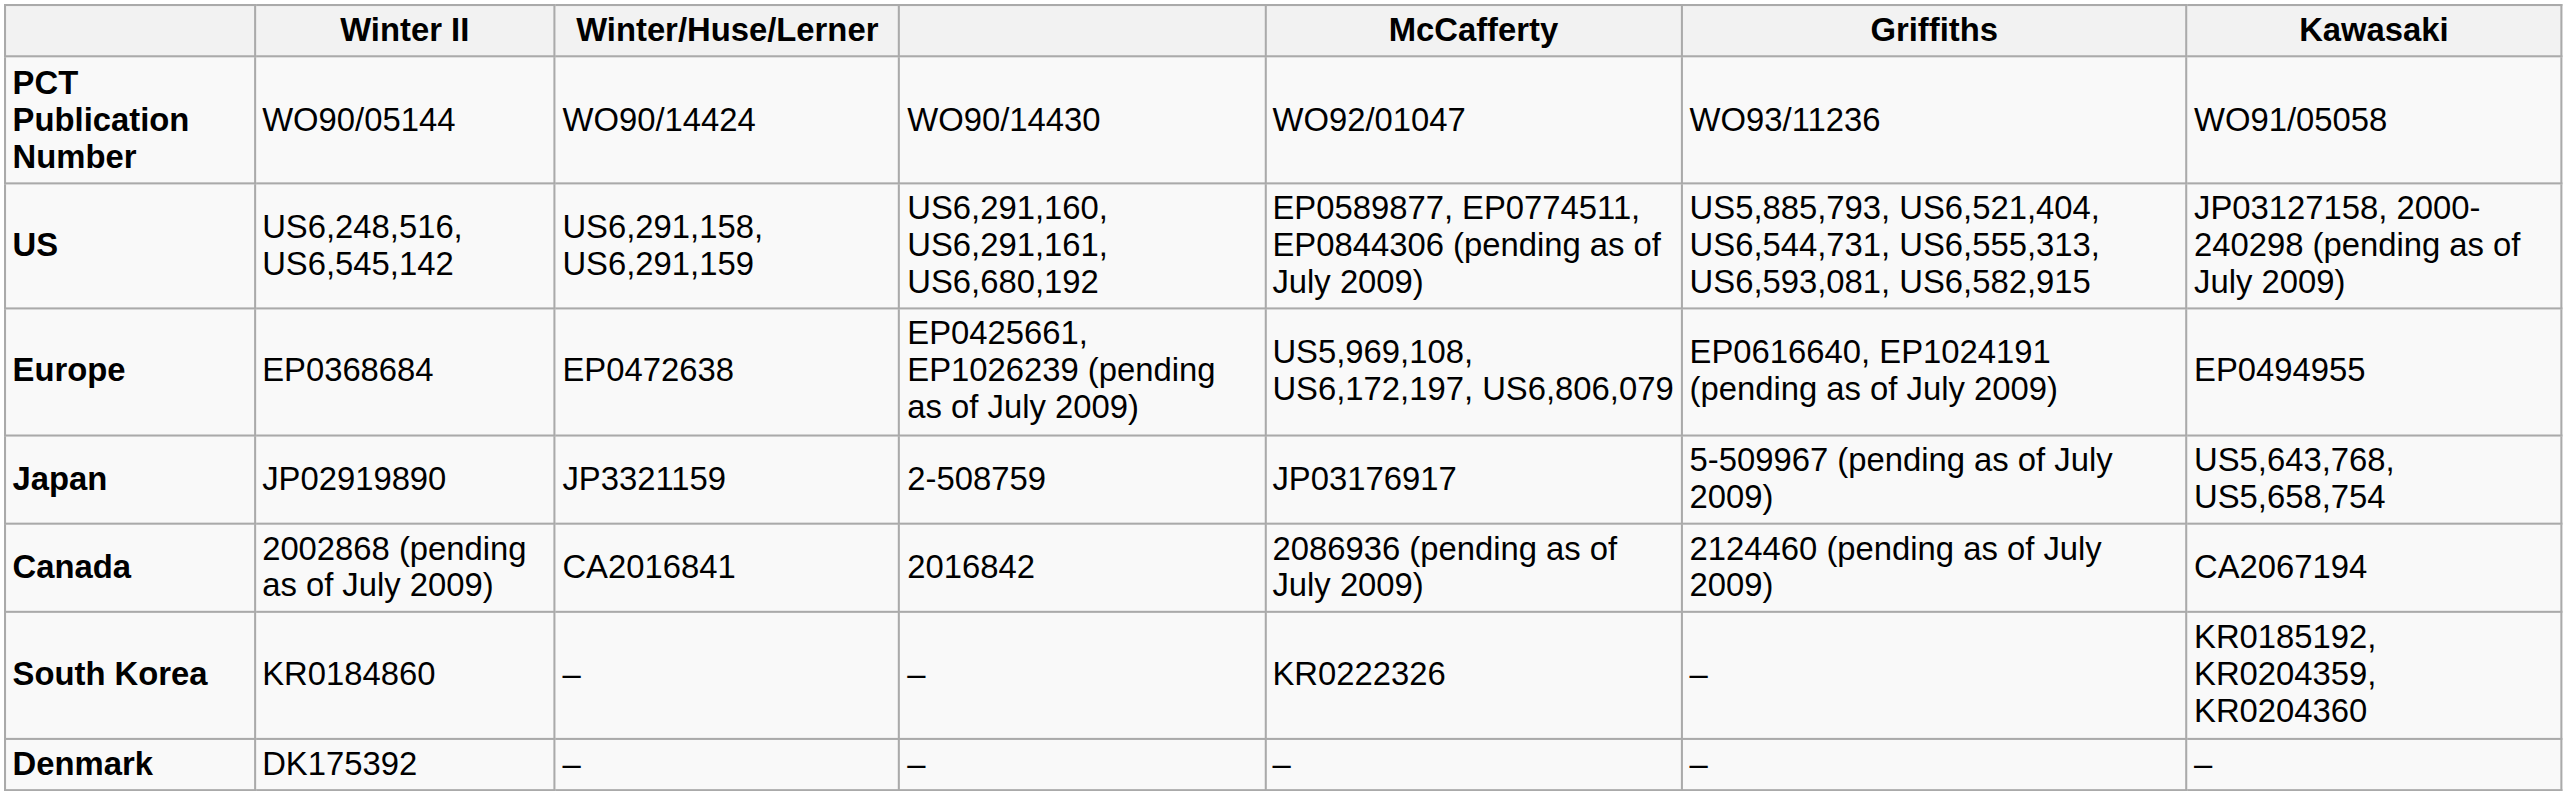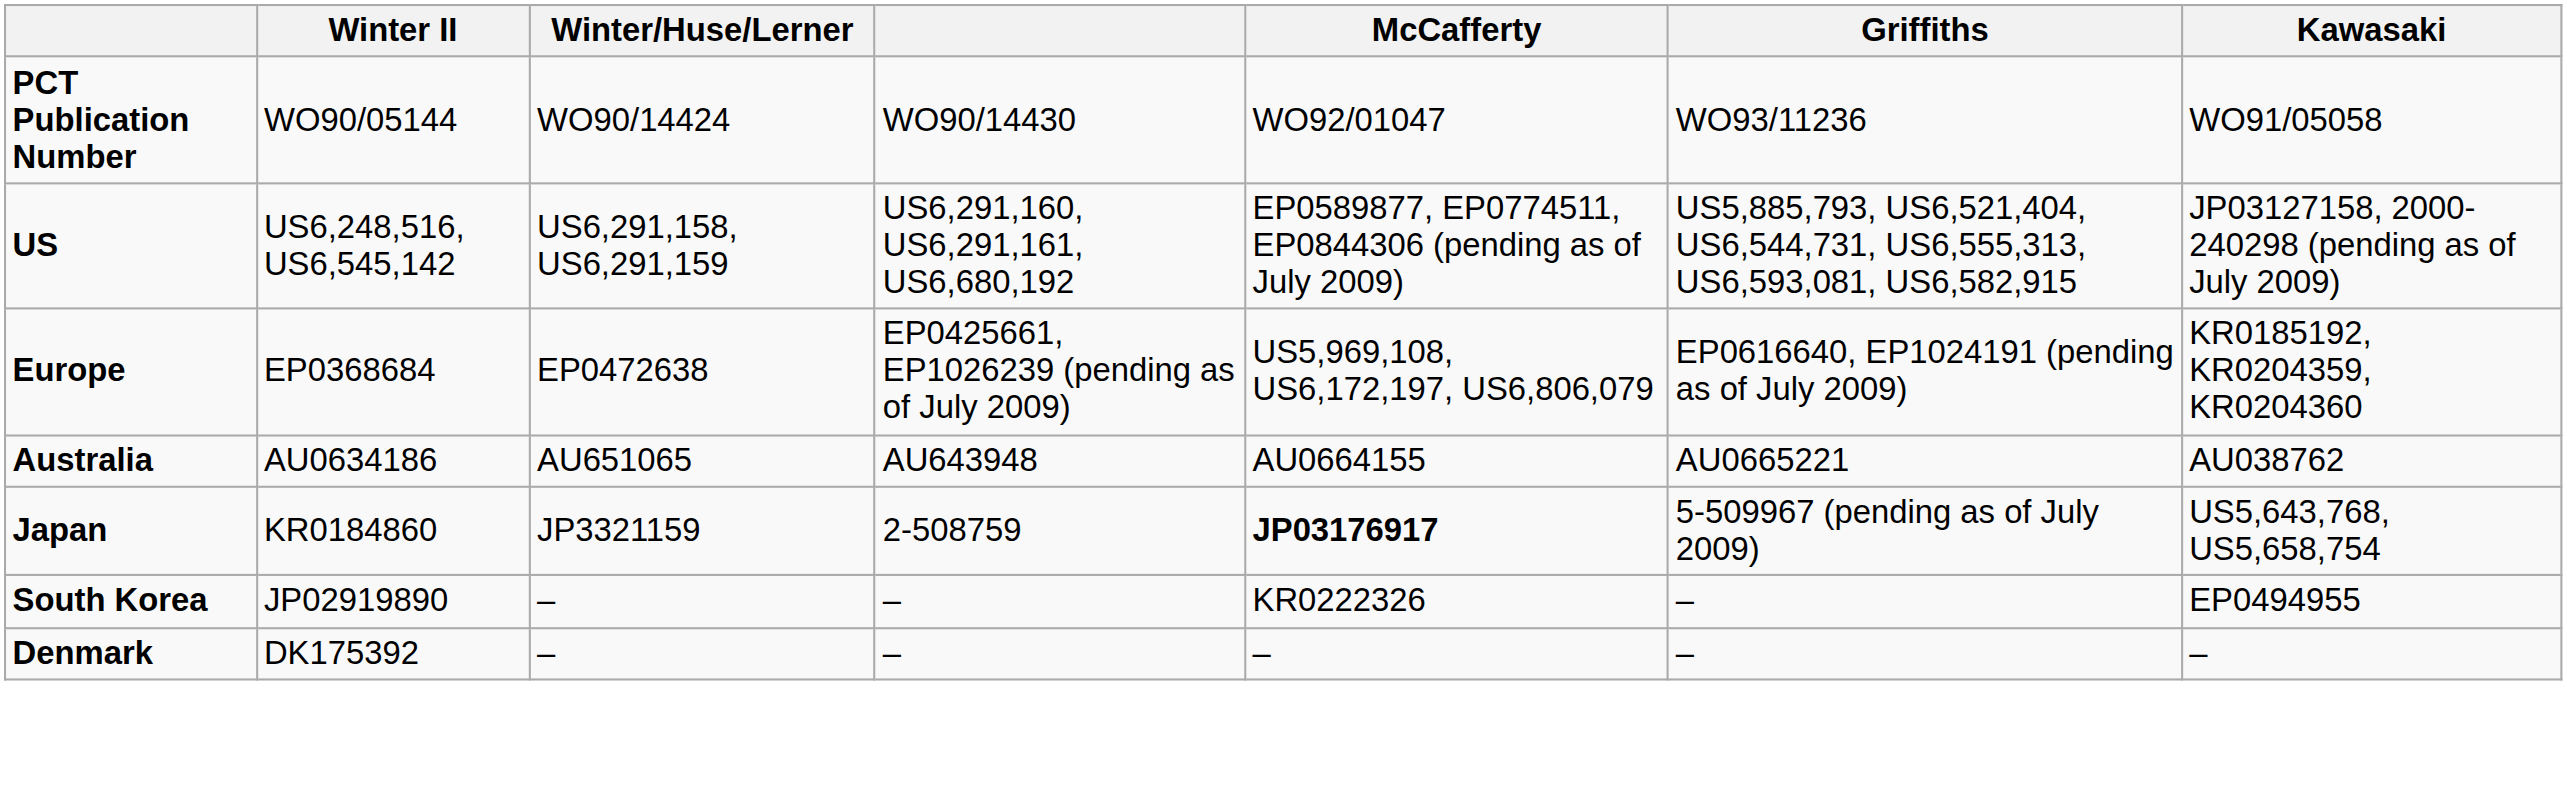(2280, 371) EP0494955 -> (2280, 371) KR0185192, KR0204359, KR0204360
+ row: (83, 459)
(354, 478) JP02919890 -> (351, 530) KR0184860
(1365, 478) normal -> (1346, 530) bold
- row: (72, 567)
(349, 674) KR0184860 -> (356, 600) JP02919890
(2285, 674) KR0185192, KR0204359, KR0204360 -> (2275, 600) EP0494955
